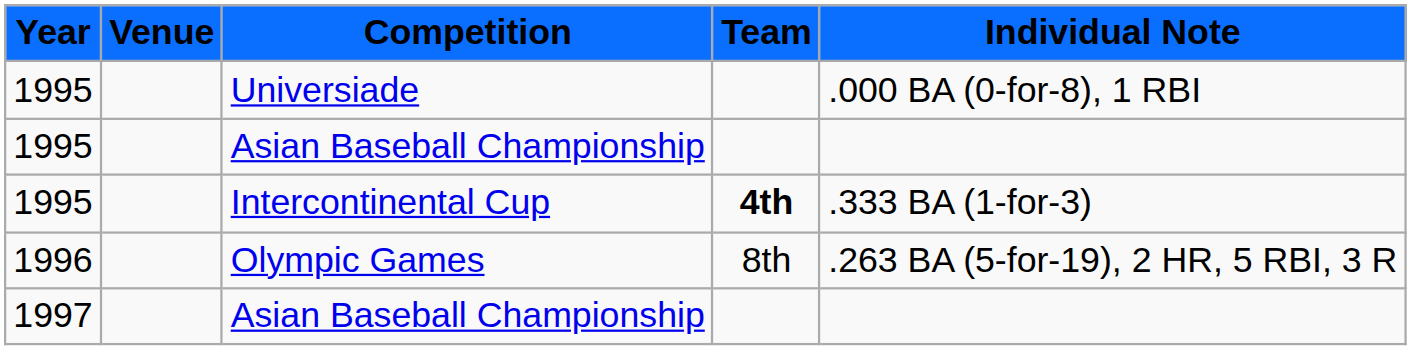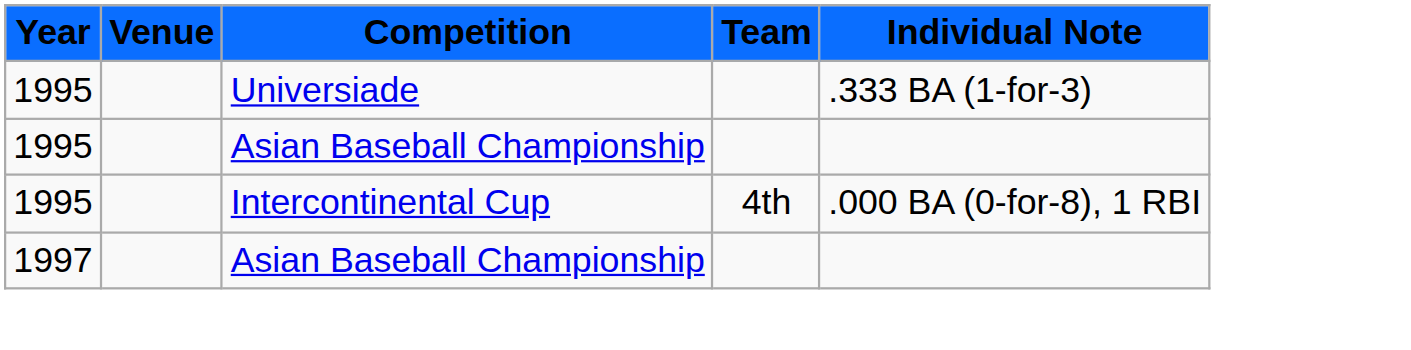(1015, 89) .000 BA (0-for-8), 1 RBI -> (960, 89) .333 BA (1-for-3)
(766, 202) bold -> (766, 202) normal
(960, 202) .333 BA (1-for-3) -> (1015, 202) .000 BA (0-for-8), 1 RBI
- row: (53, 259)
